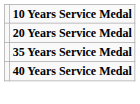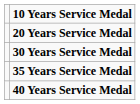+ row: (72, 52)
